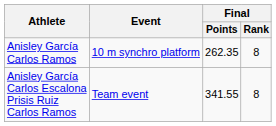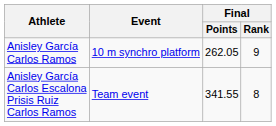(222, 53) 262.35 -> (222, 53) 262.05
(256, 53) 8 -> (256, 53) 9
